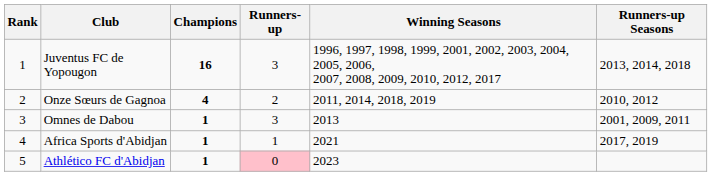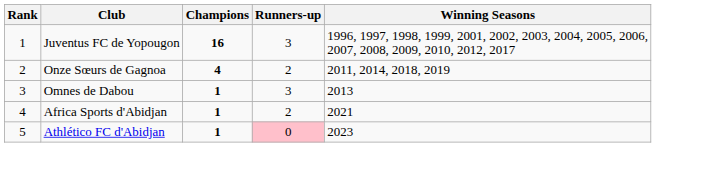- column: (652, 22)
(275, 140) 1 -> (288, 111) 2
